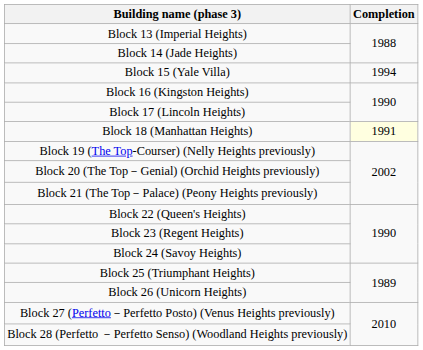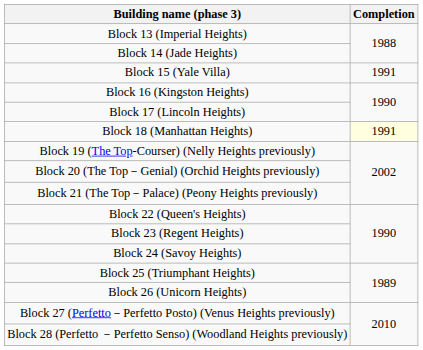(384, 72) 1994 -> (384, 72) 1991
